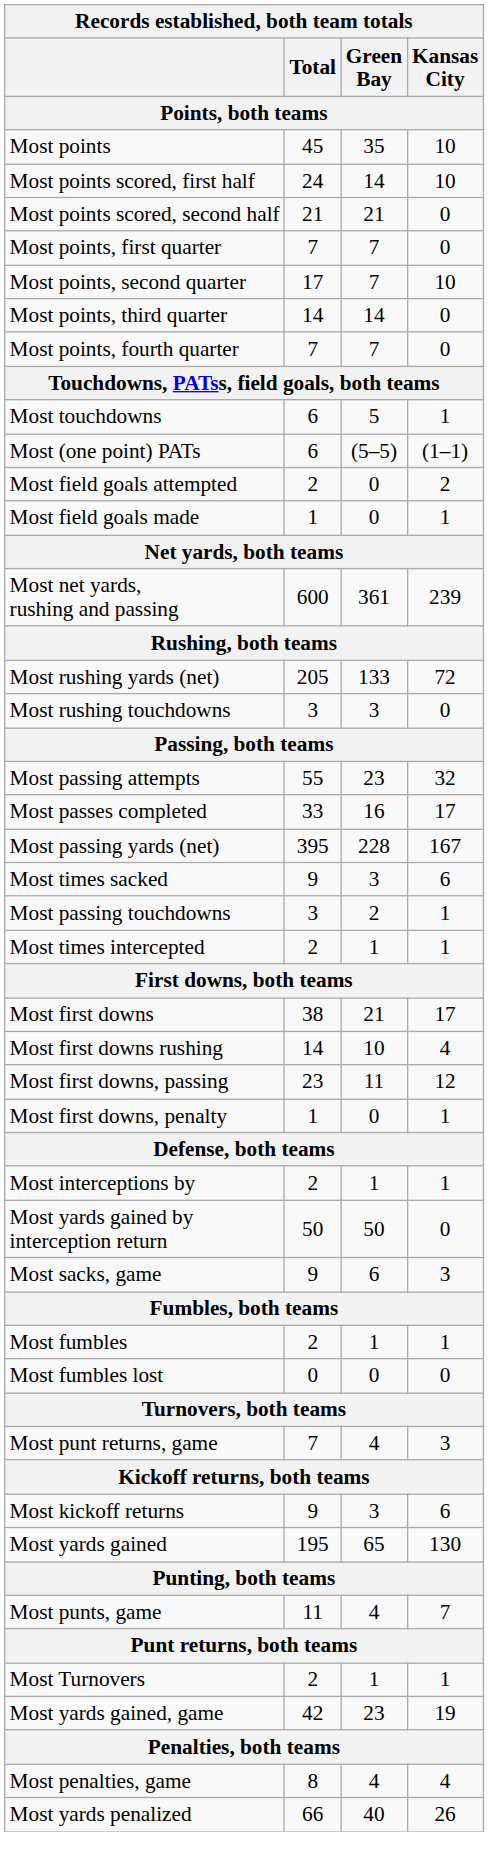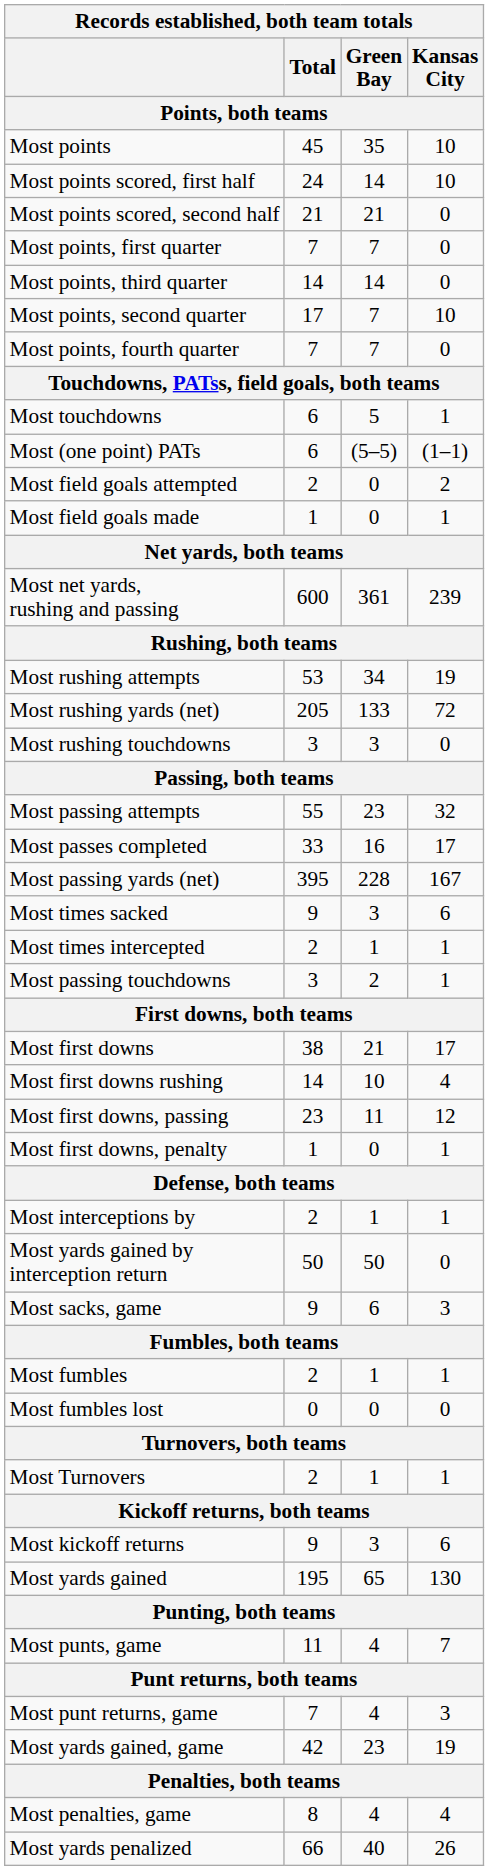rows swapped: (128, 281) <-> (118, 315)
+ row: (105, 676)
rows swapped: (107, 946) <-> (120, 912)
rows swapped: (77, 1679) <-> (114, 1443)
